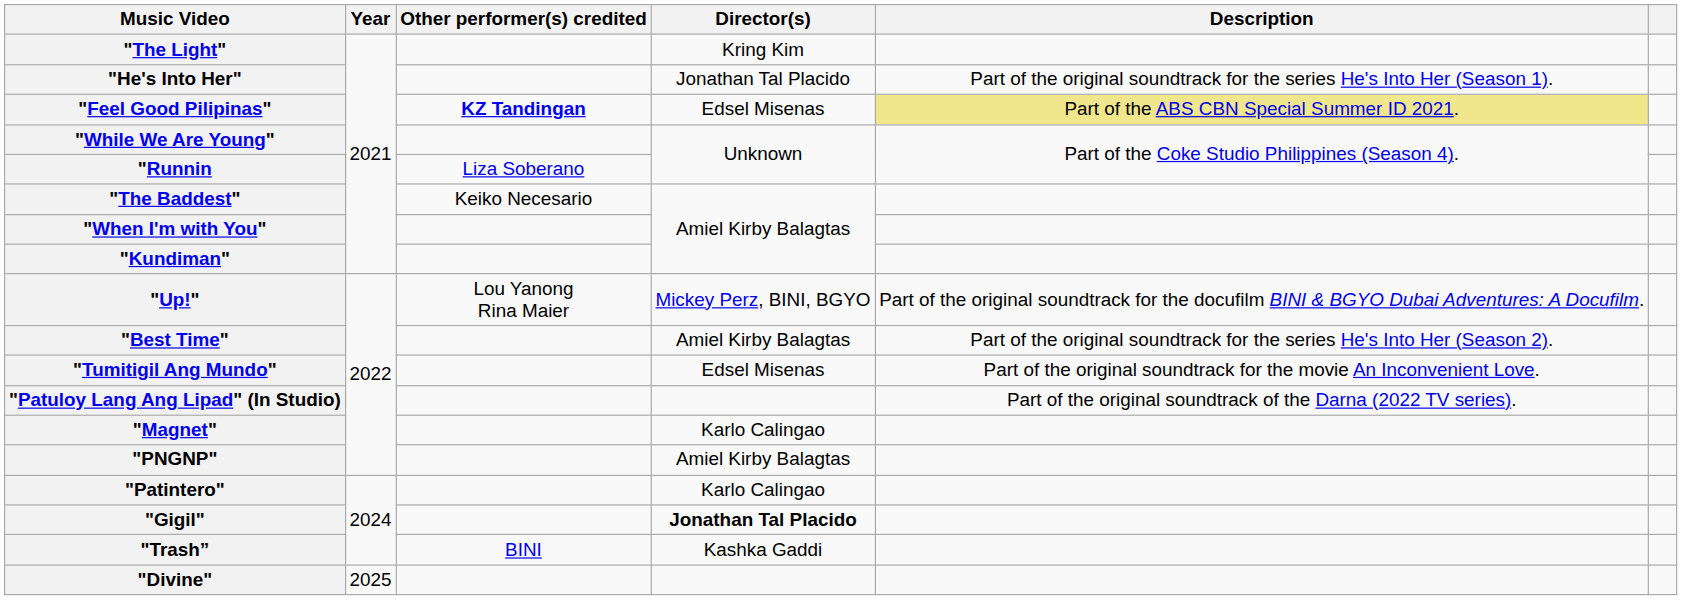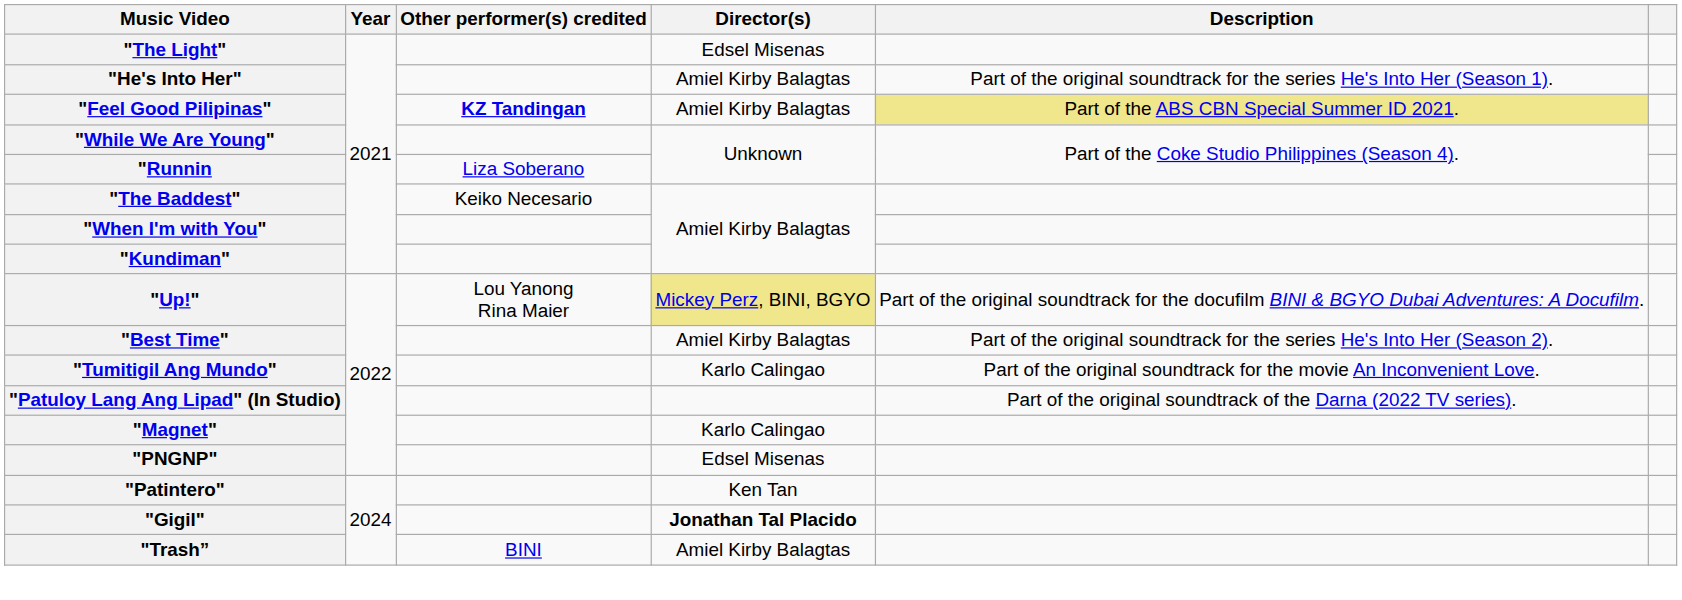(763, 49) Kring Kim -> (763, 49) Edsel Misenas
(763, 79) Jonathan Tal Placido -> (763, 79) Amiel Kirby Balagtas
(763, 109) Edsel Misenas -> (763, 109) Amiel Kirby Balagtas
(763, 299) no background -> (763, 299) khaki background
(763, 370) Edsel Misenas -> (763, 370) Karlo Calingao
(763, 459) Amiel Kirby Balagtas -> (763, 459) Edsel Misenas
(763, 489) Karlo Calingao -> (763, 489) Ken Tan
(763, 549) Kashka Gaddi -> (763, 549) Amiel Kirby Balagtas
- row: (175, 579)
